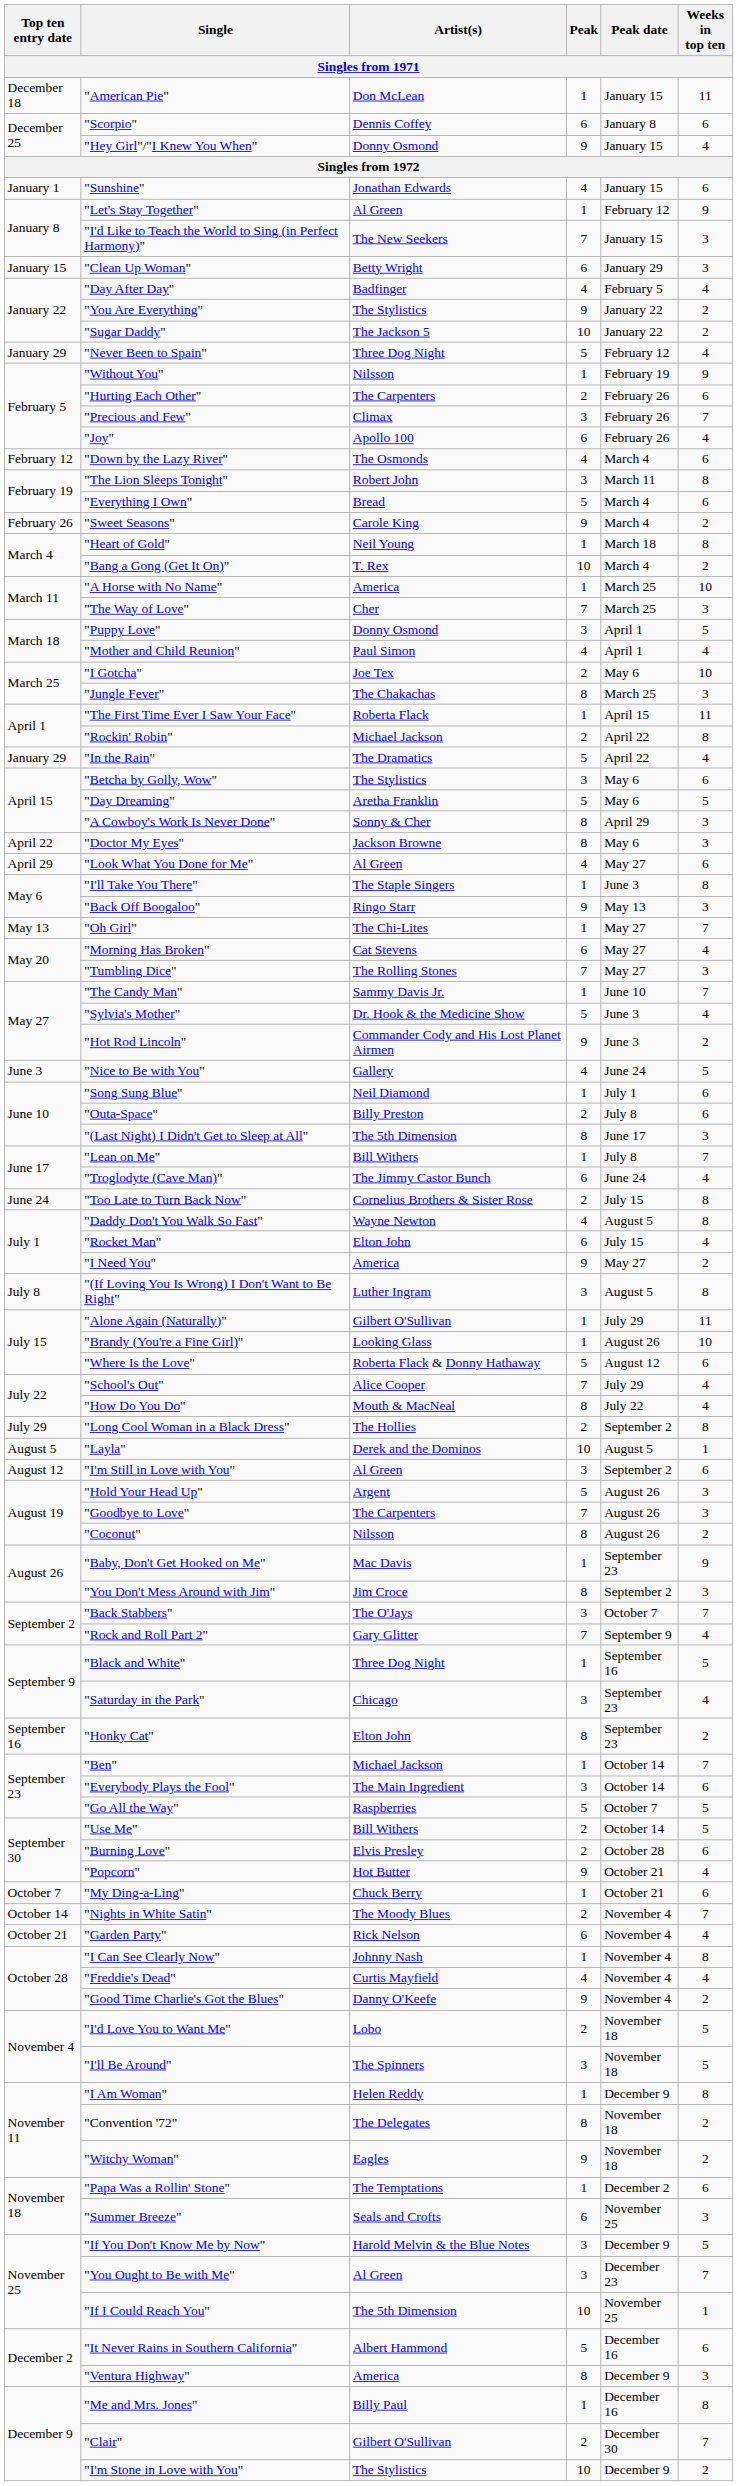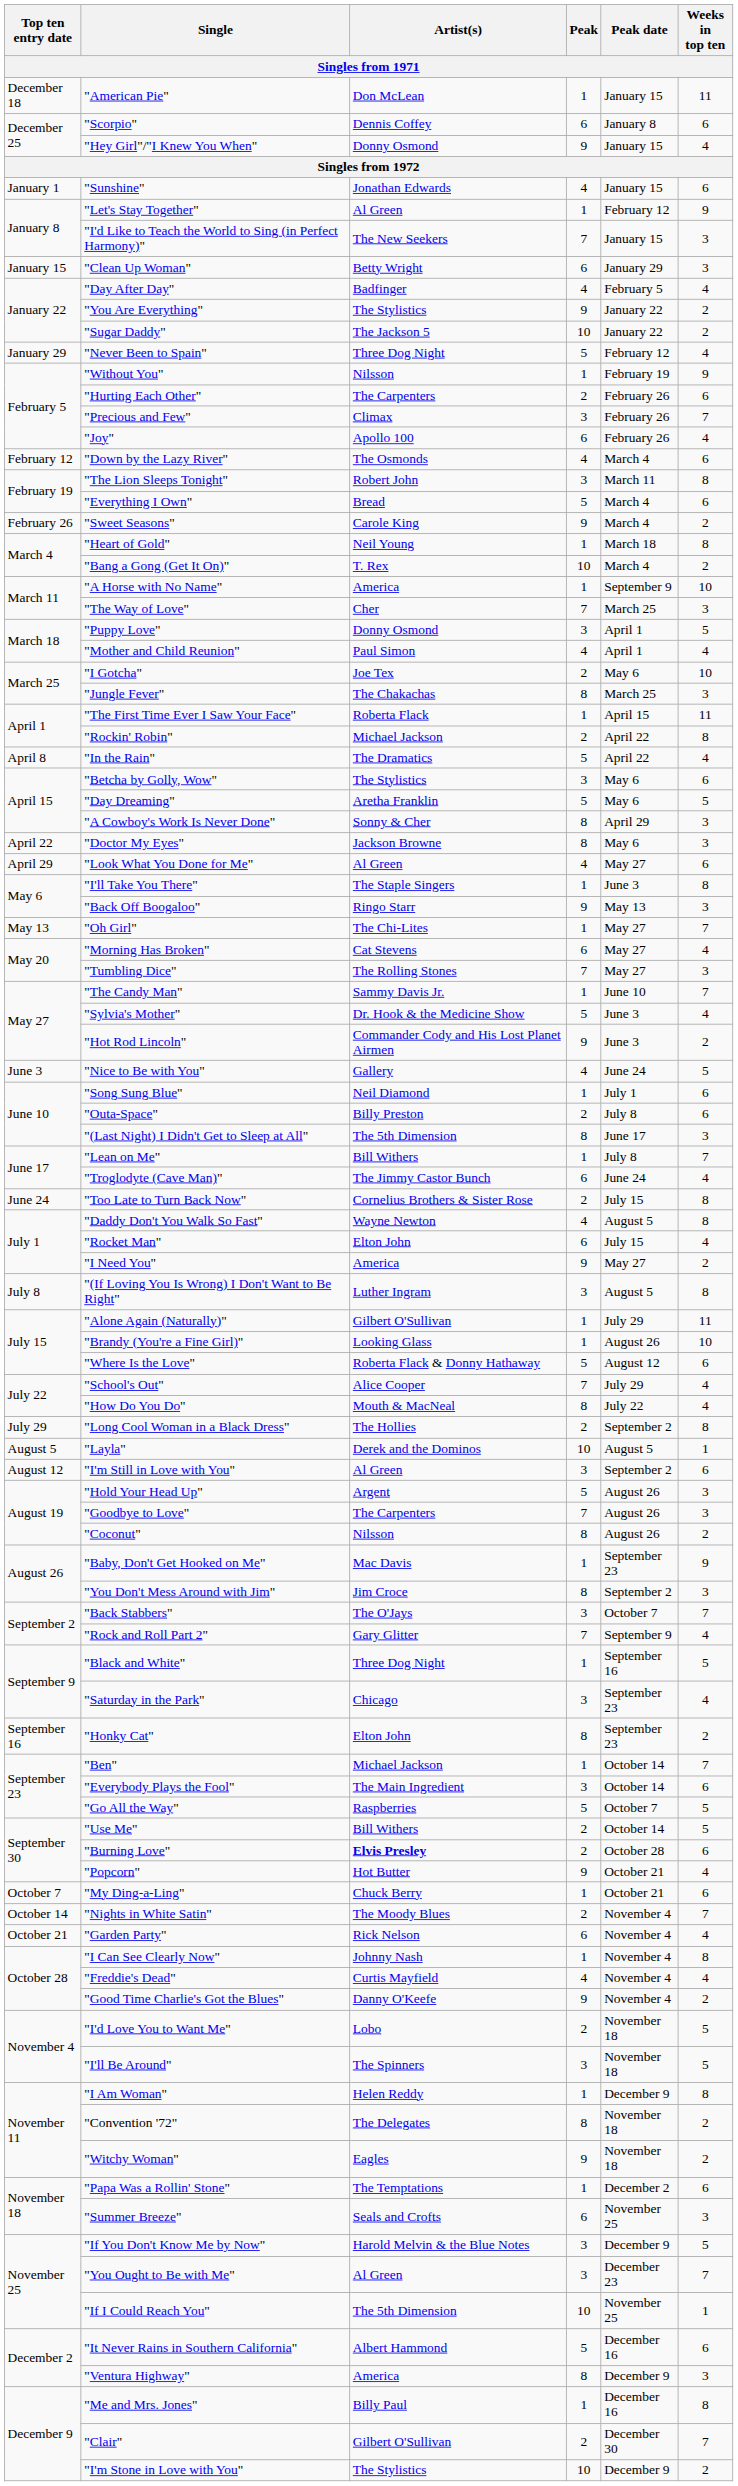(630, 587) March 25 -> (638, 587) September 9
(37, 757) January 29 -> (27, 757) April 8
(388, 1850) normal -> (389, 1850) bold
